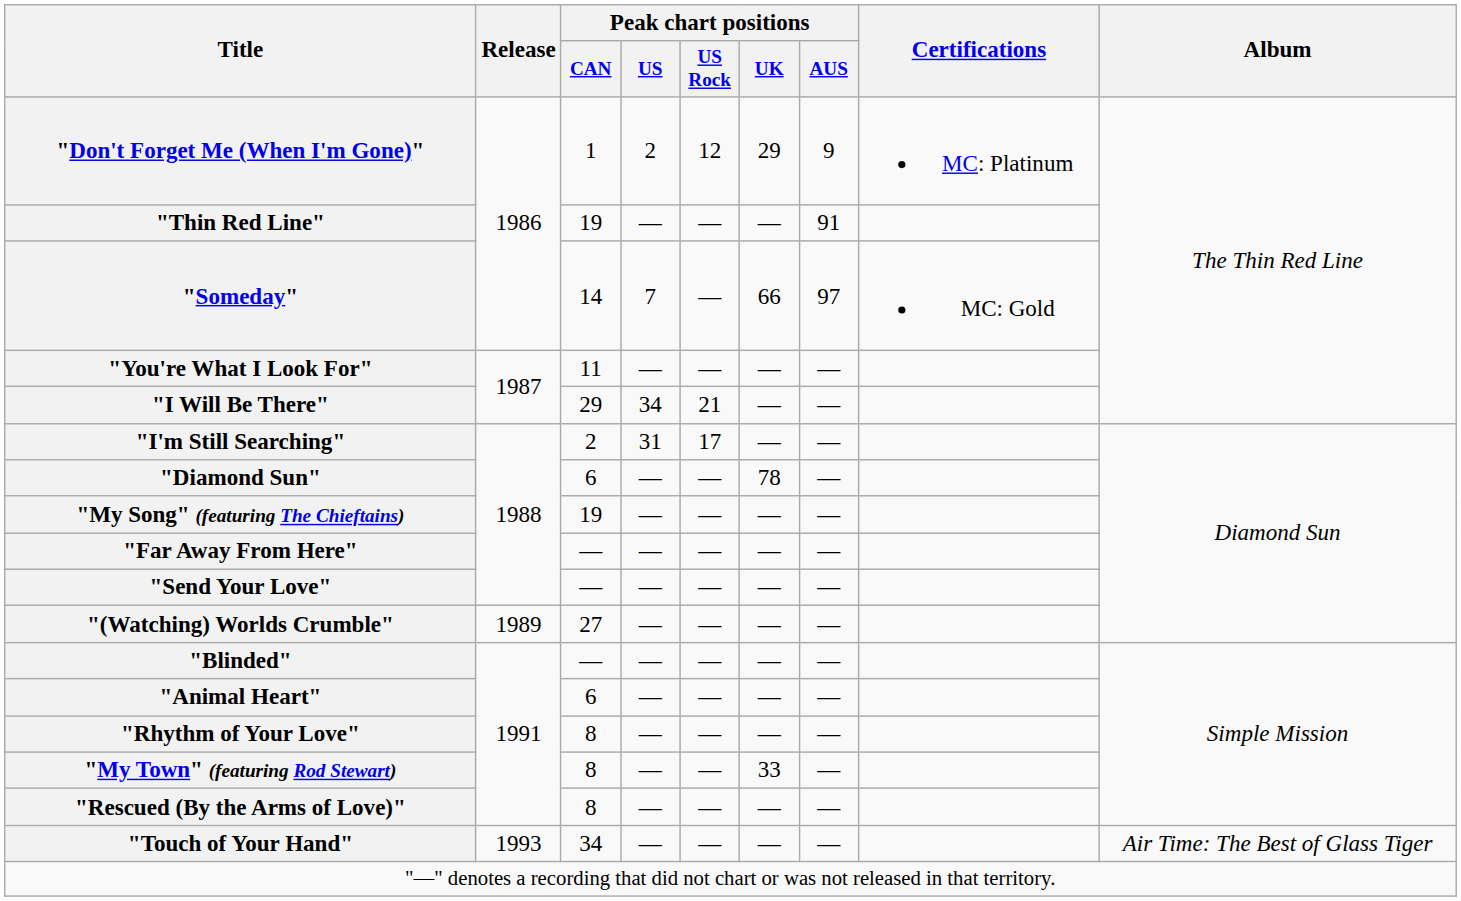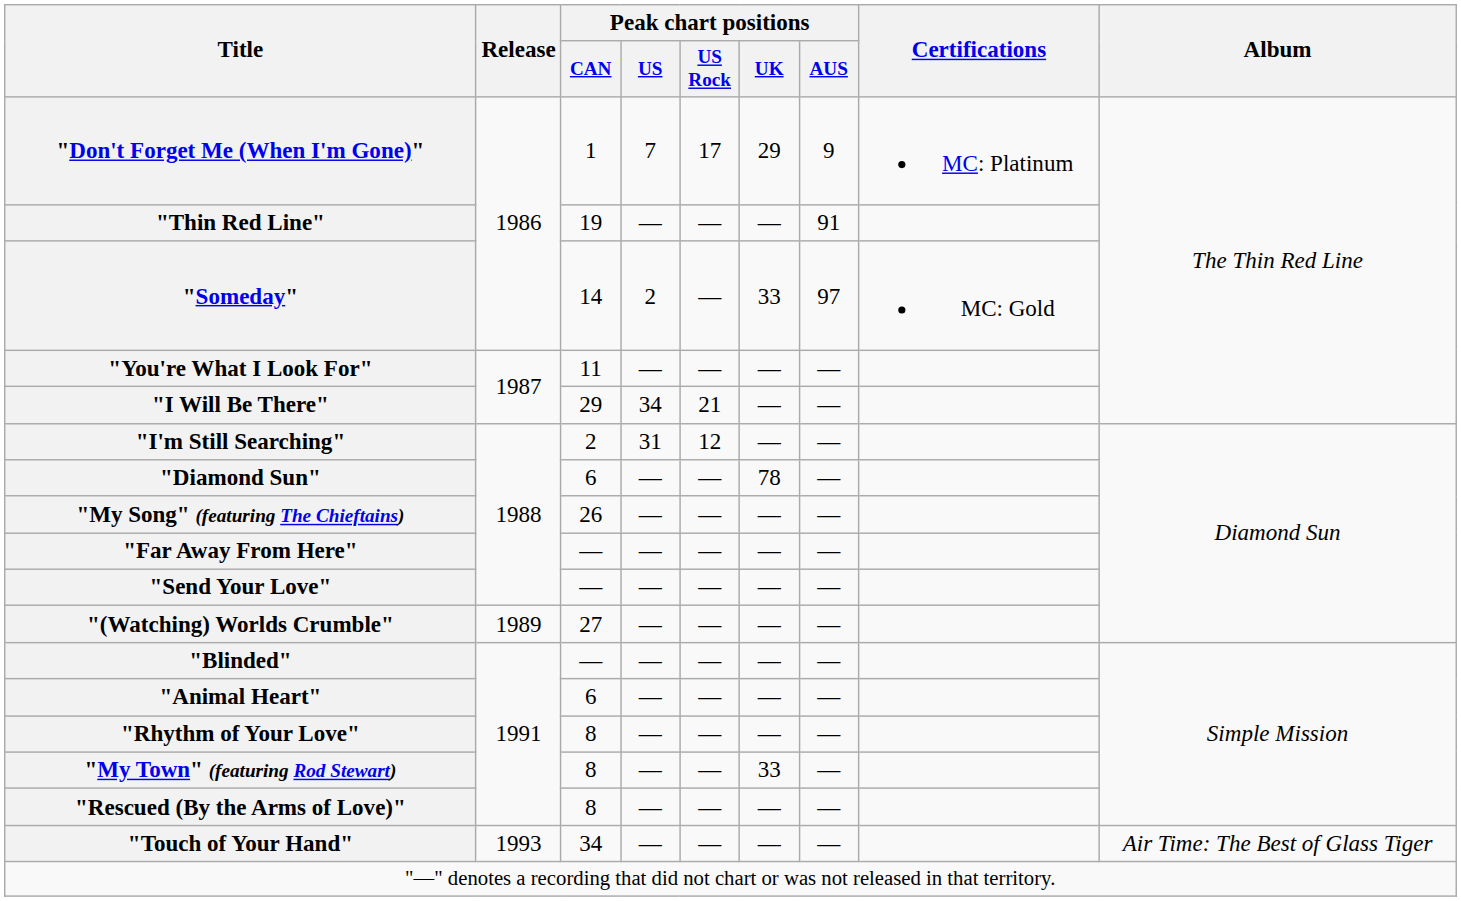(650, 150) 2 -> (650, 150) 7
(710, 150) 12 -> (710, 150) 17
(650, 295) 7 -> (650, 295) 2
(769, 295) 66 -> (769, 295) 33
(710, 441) 17 -> (710, 441) 12
(591, 514) 19 -> (591, 514) 26
